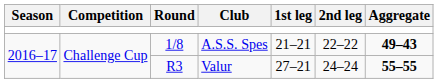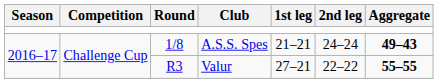(340, 44) 22–22 -> (340, 44) 24–24
(340, 66) 24–24 -> (340, 66) 22–22
